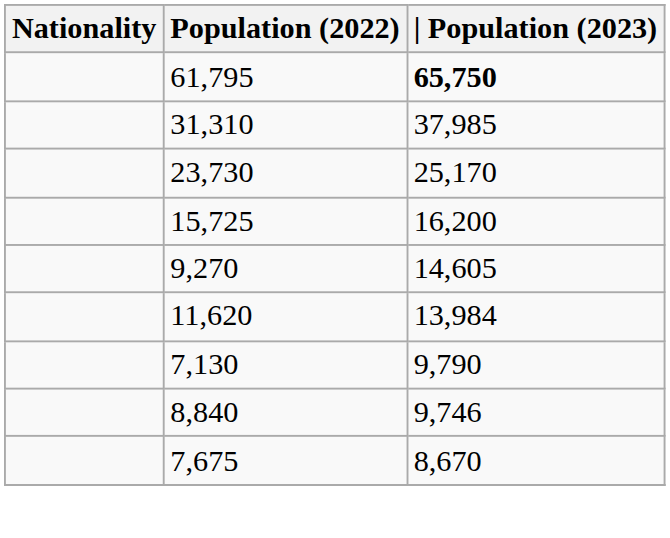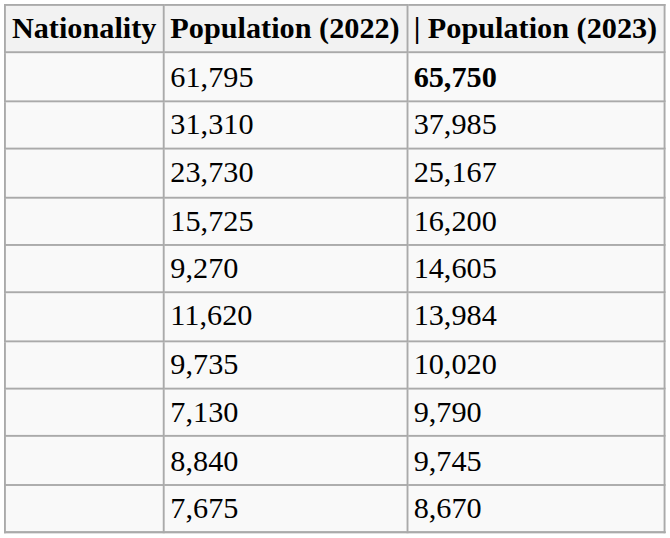(455, 172) 25,170 -> (455, 172) 25,167
+ row: (204, 364)
(448, 412) 9,746 -> (448, 460) 9,745
